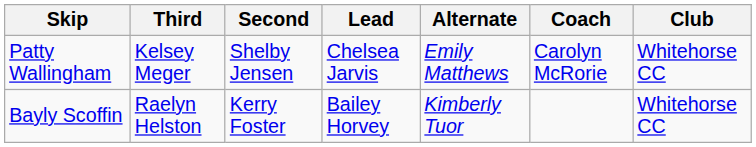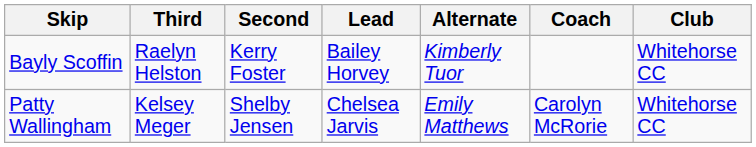rows swapped: (66, 115) <-> (60, 62)
